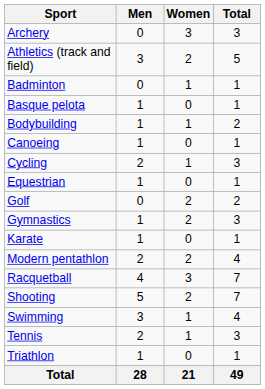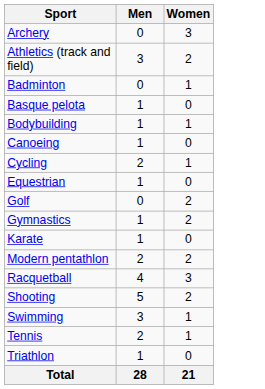- column: (237, 14)
